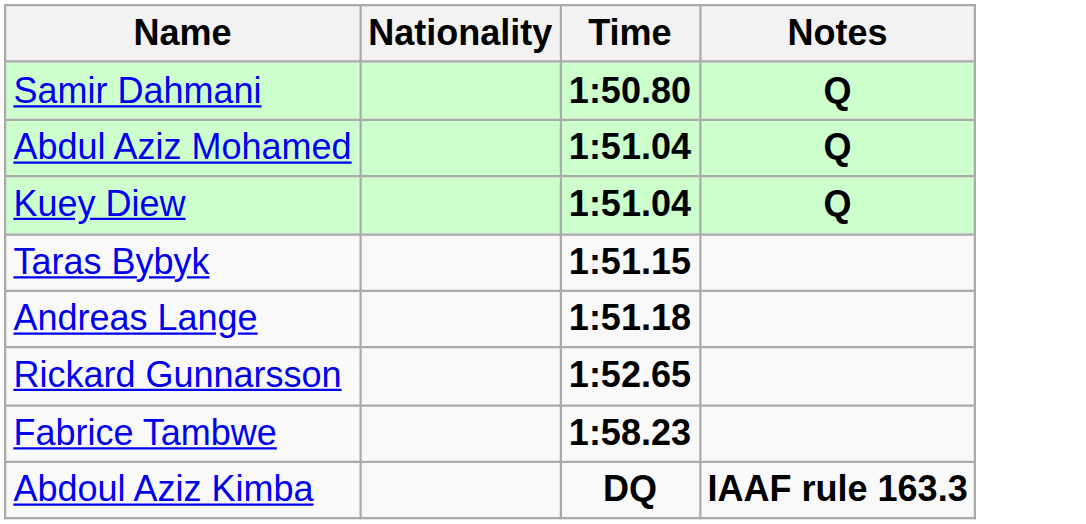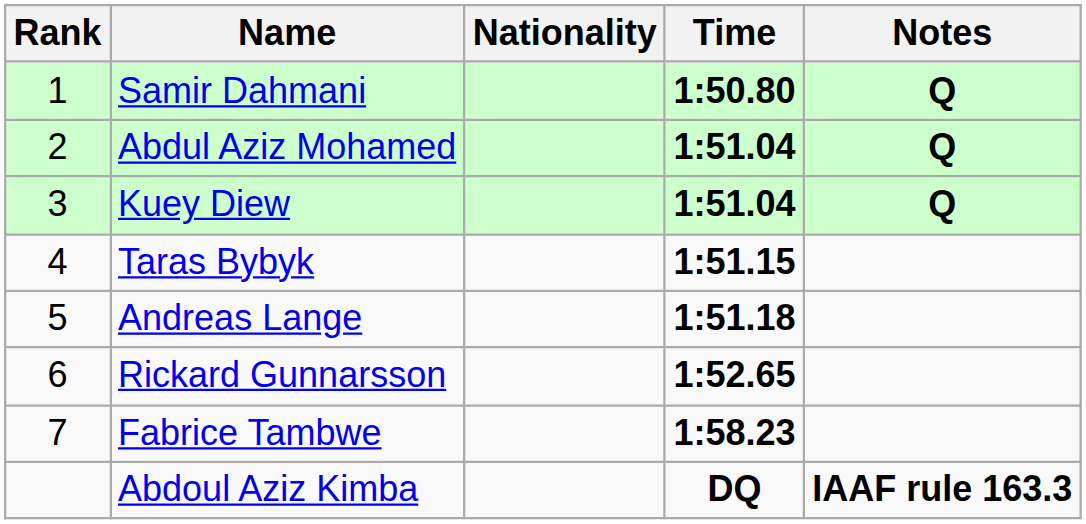+ column: (57, 33)
